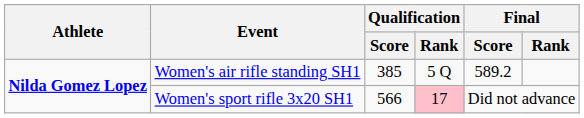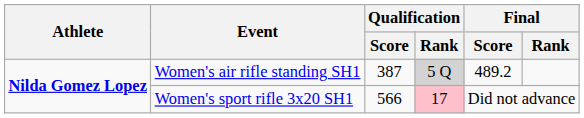(389, 72) 385 -> (389, 72) 387
(439, 72) no background -> (439, 72) lightgrey background
(493, 72) 589.2 -> (493, 72) 489.2
